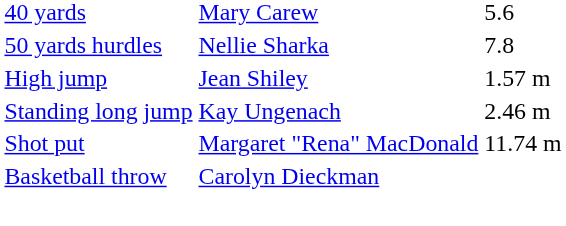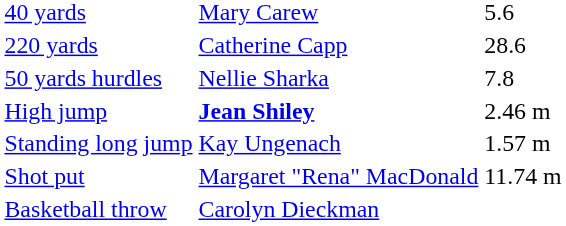+ row: (51, 45)
(253, 78) normal -> (256, 110) bold
(517, 78) 1.57 m -> (517, 110) 2.46 m
(517, 110) 2.46 m -> (517, 143) 1.57 m
